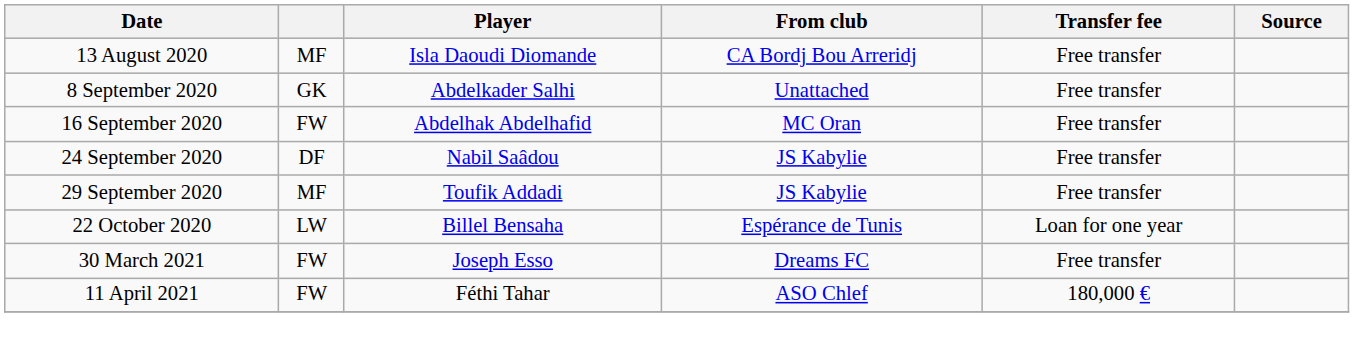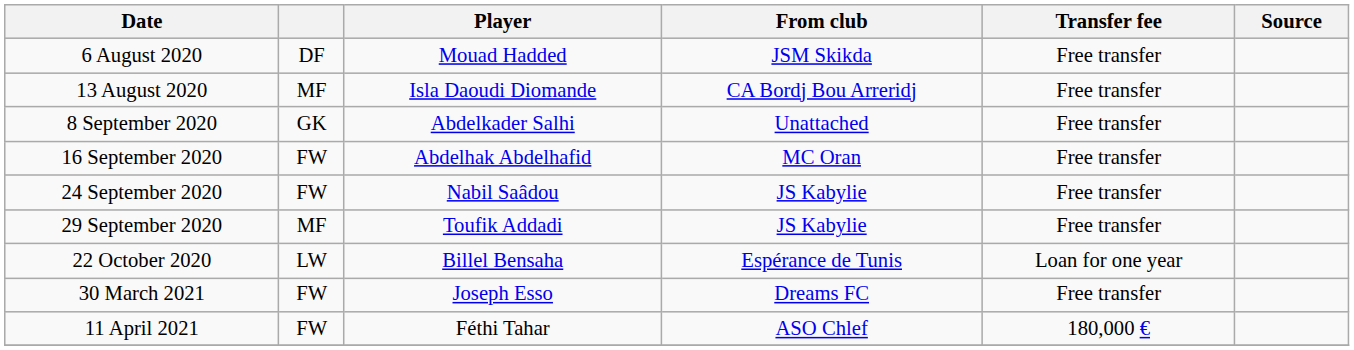+ row: (142, 55)
(312, 157) DF -> (312, 191) FW
